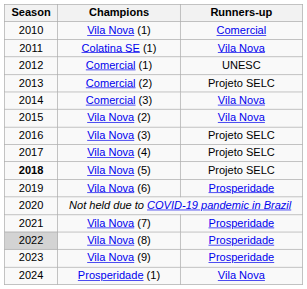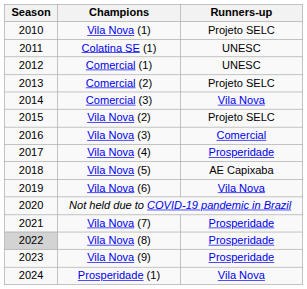(241, 30) Comercial -> (241, 30) Projeto SELC
(241, 48) Vila Nova -> (241, 48) UNESC
(241, 118) Vila Nova -> (241, 118) Projeto SELC
(241, 135) Projeto SELC -> (241, 135) Comercial
(241, 153) Projeto SELC -> (241, 153) Prosperidade
(31, 170) bold -> (31, 170) normal
(241, 170) Projeto SELC -> (241, 170) AE Capixaba
(241, 188) Prosperidade -> (241, 188) Vila Nova
